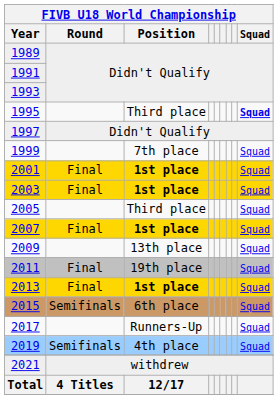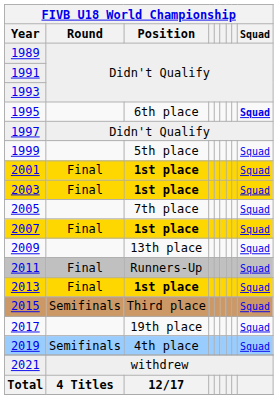(166, 112) Third place -> (166, 112) 6th place
(166, 151) 7th place -> (166, 151) 5th place
(166, 209) Third place -> (166, 209) 7th place
(166, 268) 19th place -> (166, 268) Runners-Up
(166, 307) 6th place -> (166, 307) Third place
(166, 326) Runners-Up -> (166, 326) 19th place
